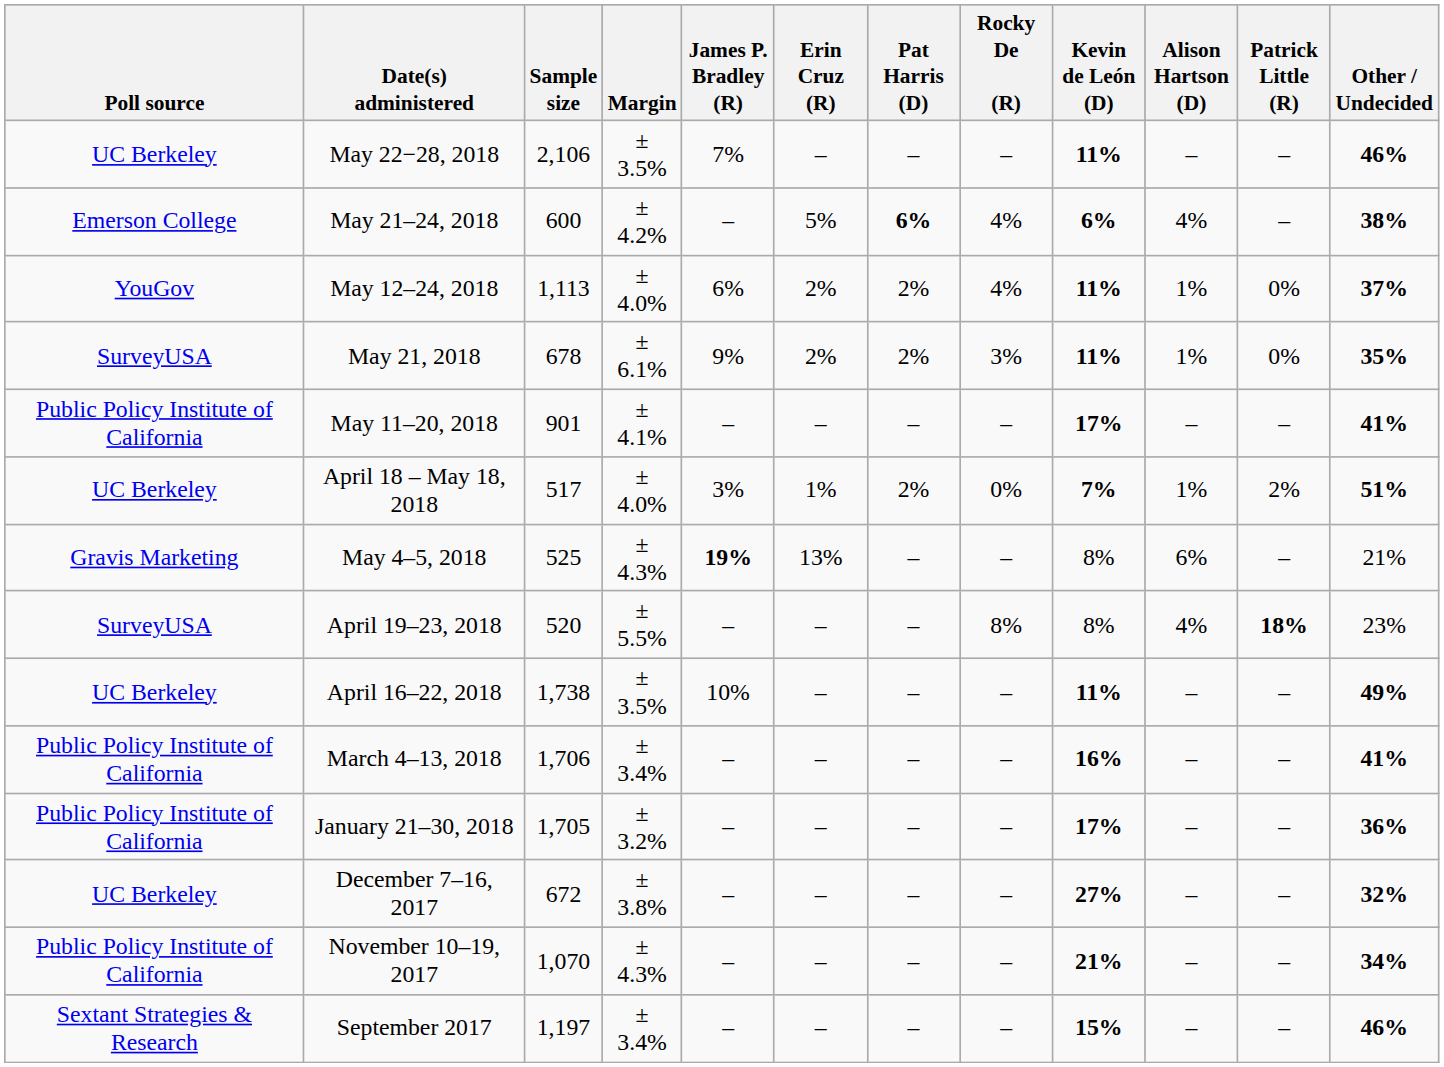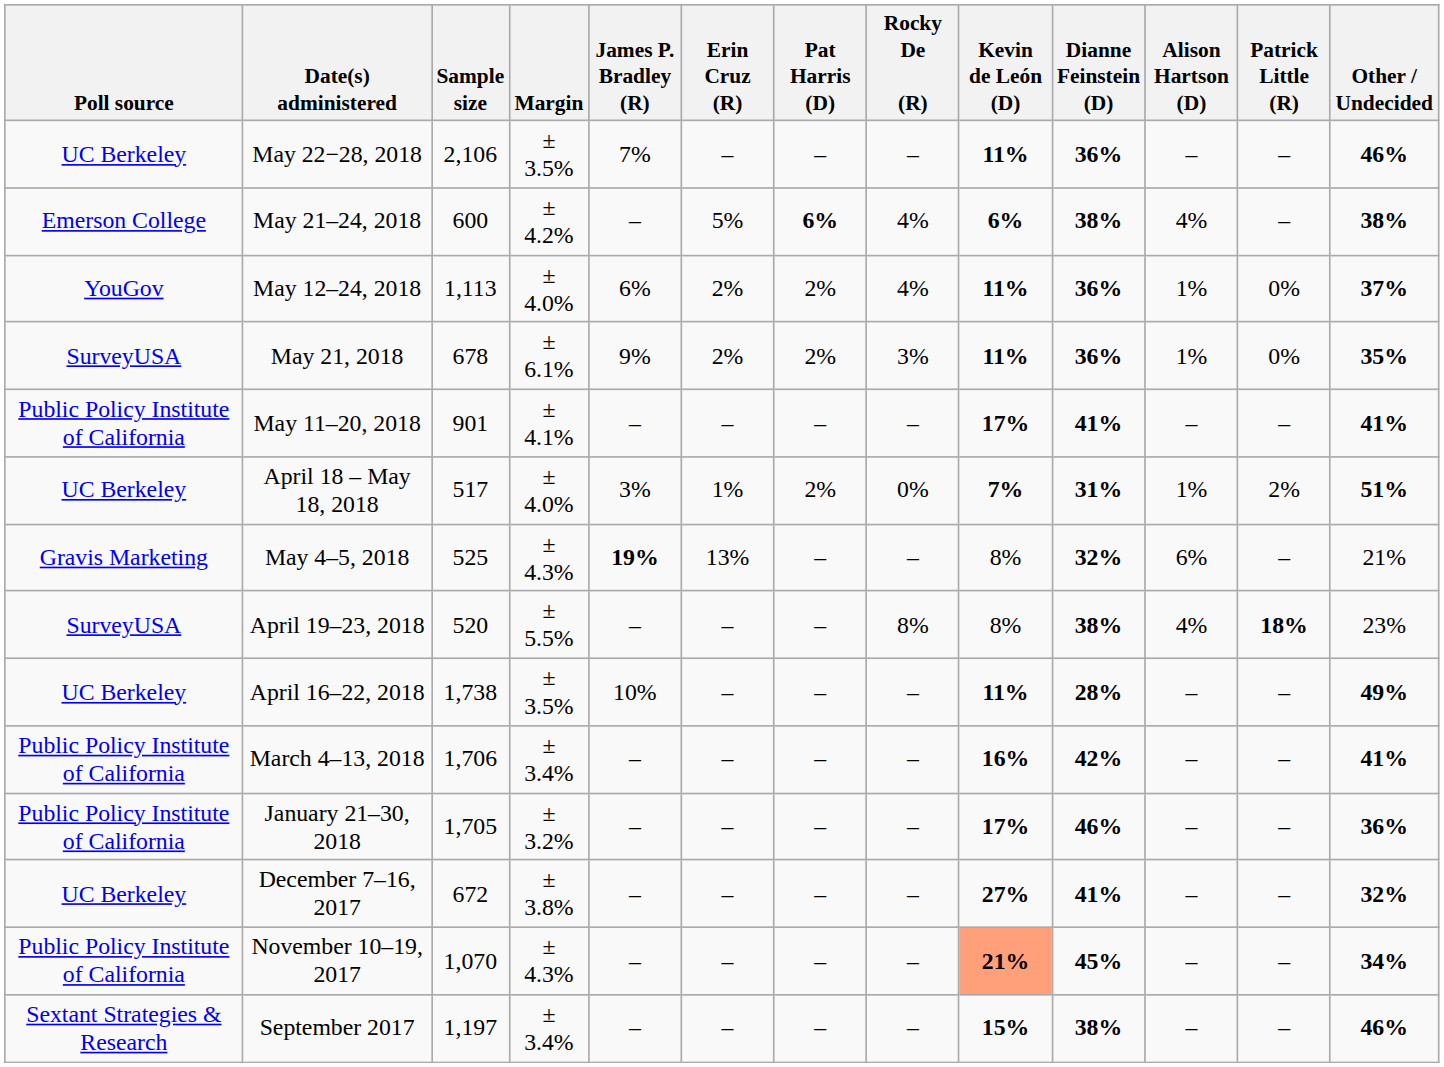+ column: (1098, 75)
(1099, 961) no background -> (1006, 961) lightsalmon background
